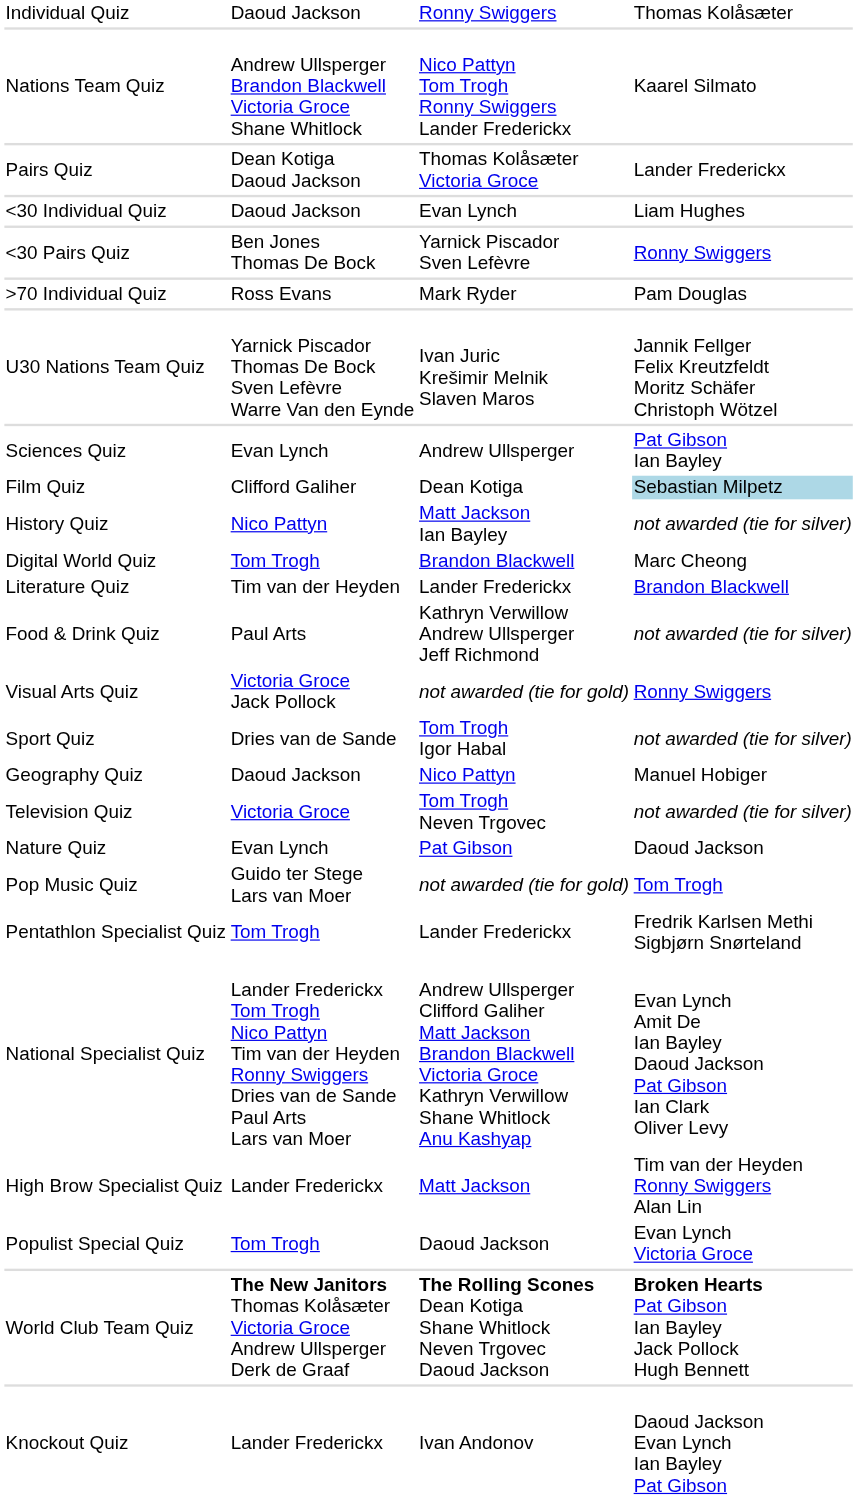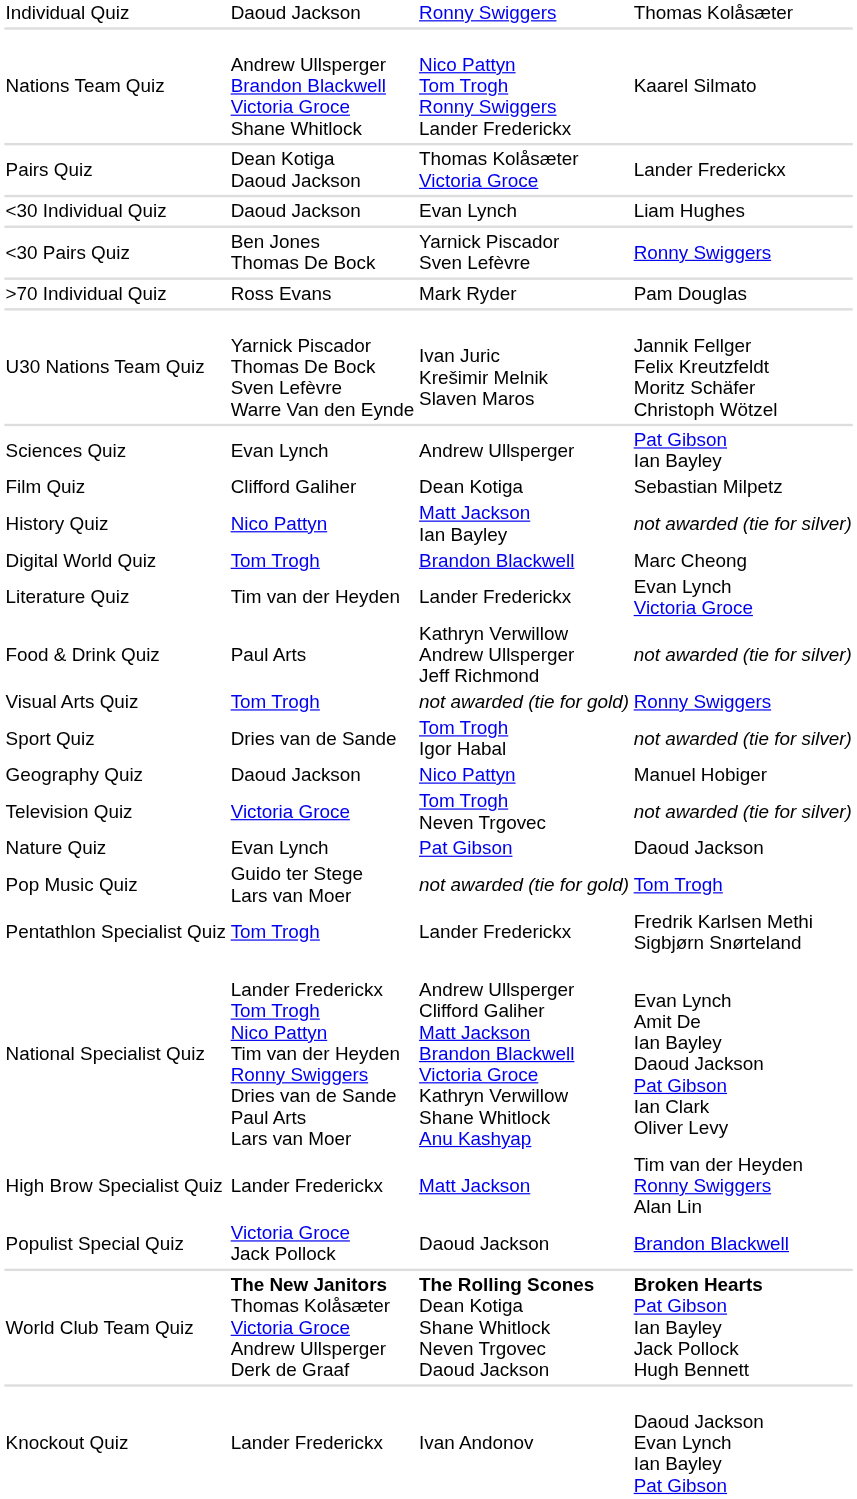(708, 487) lightblue background -> (708, 487) no background
(711, 586) Brandon Blackwell -> (693, 597) Evan Lynch Victoria Groce
(290, 691) Victoria Groce Jack Pollock -> (275, 702) Tom Trogh
(275, 1243) Tom Trogh -> (290, 1243) Victoria Groce Jack Pollock
(693, 1243) Evan Lynch Victoria Groce -> (711, 1243) Brandon Blackwell
